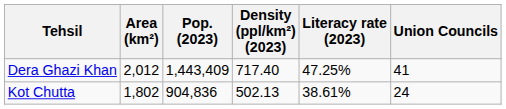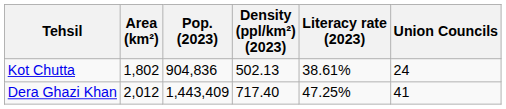rows swapped: (62, 70) <-> (41, 92)
